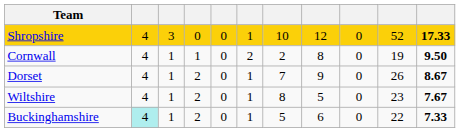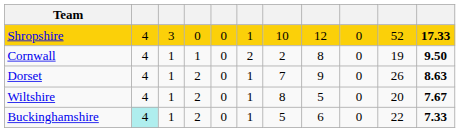(436, 76) 8.67 -> (436, 76) 8.63
(397, 96) 23 -> (397, 96) 20
